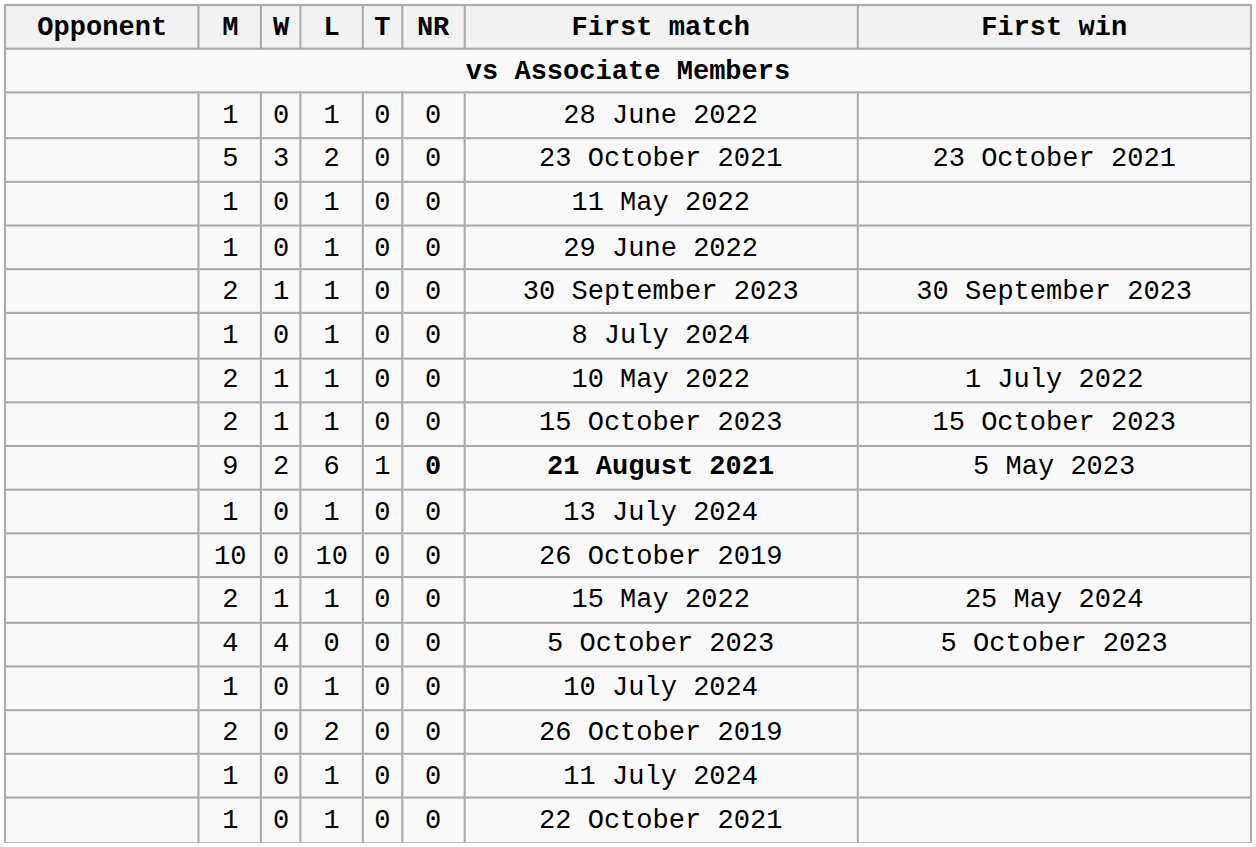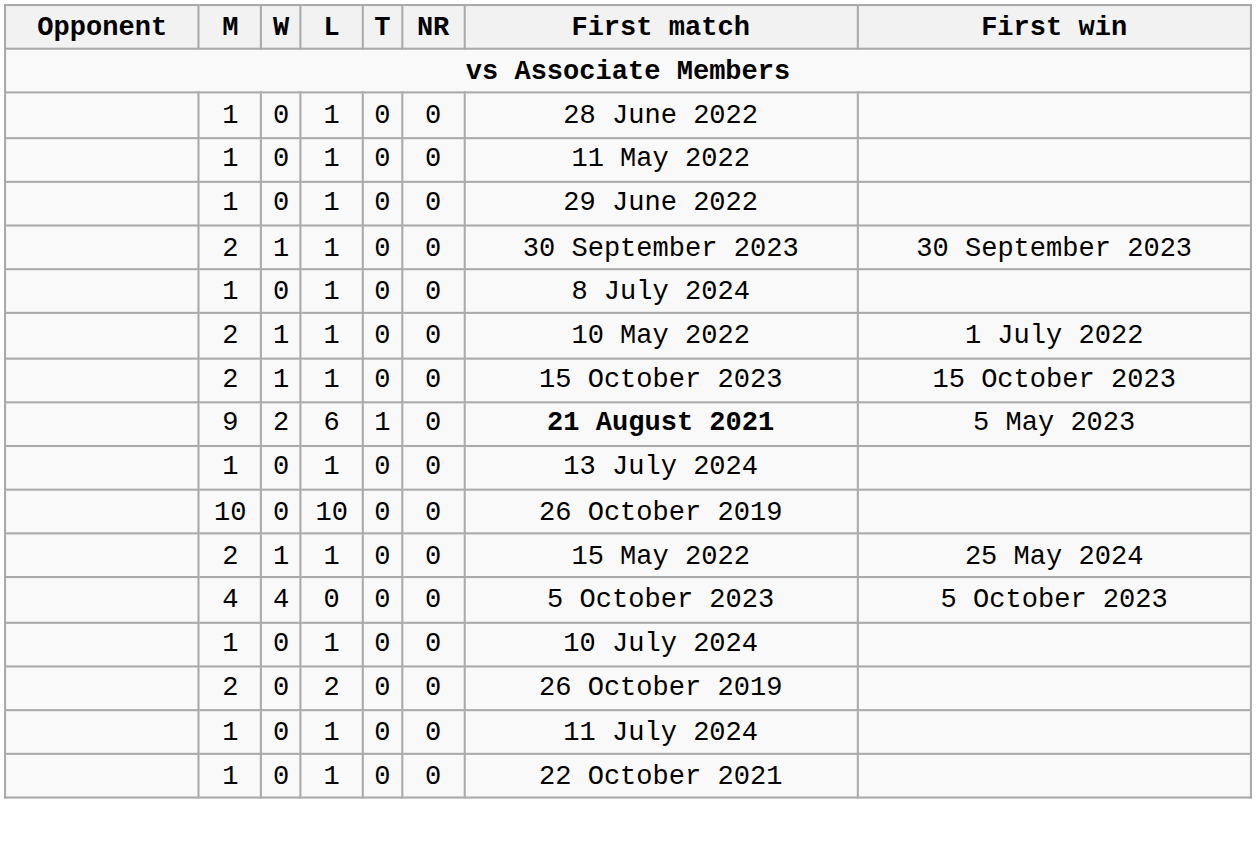- row: (230, 159)
(433, 468) bold -> (433, 424) normal
